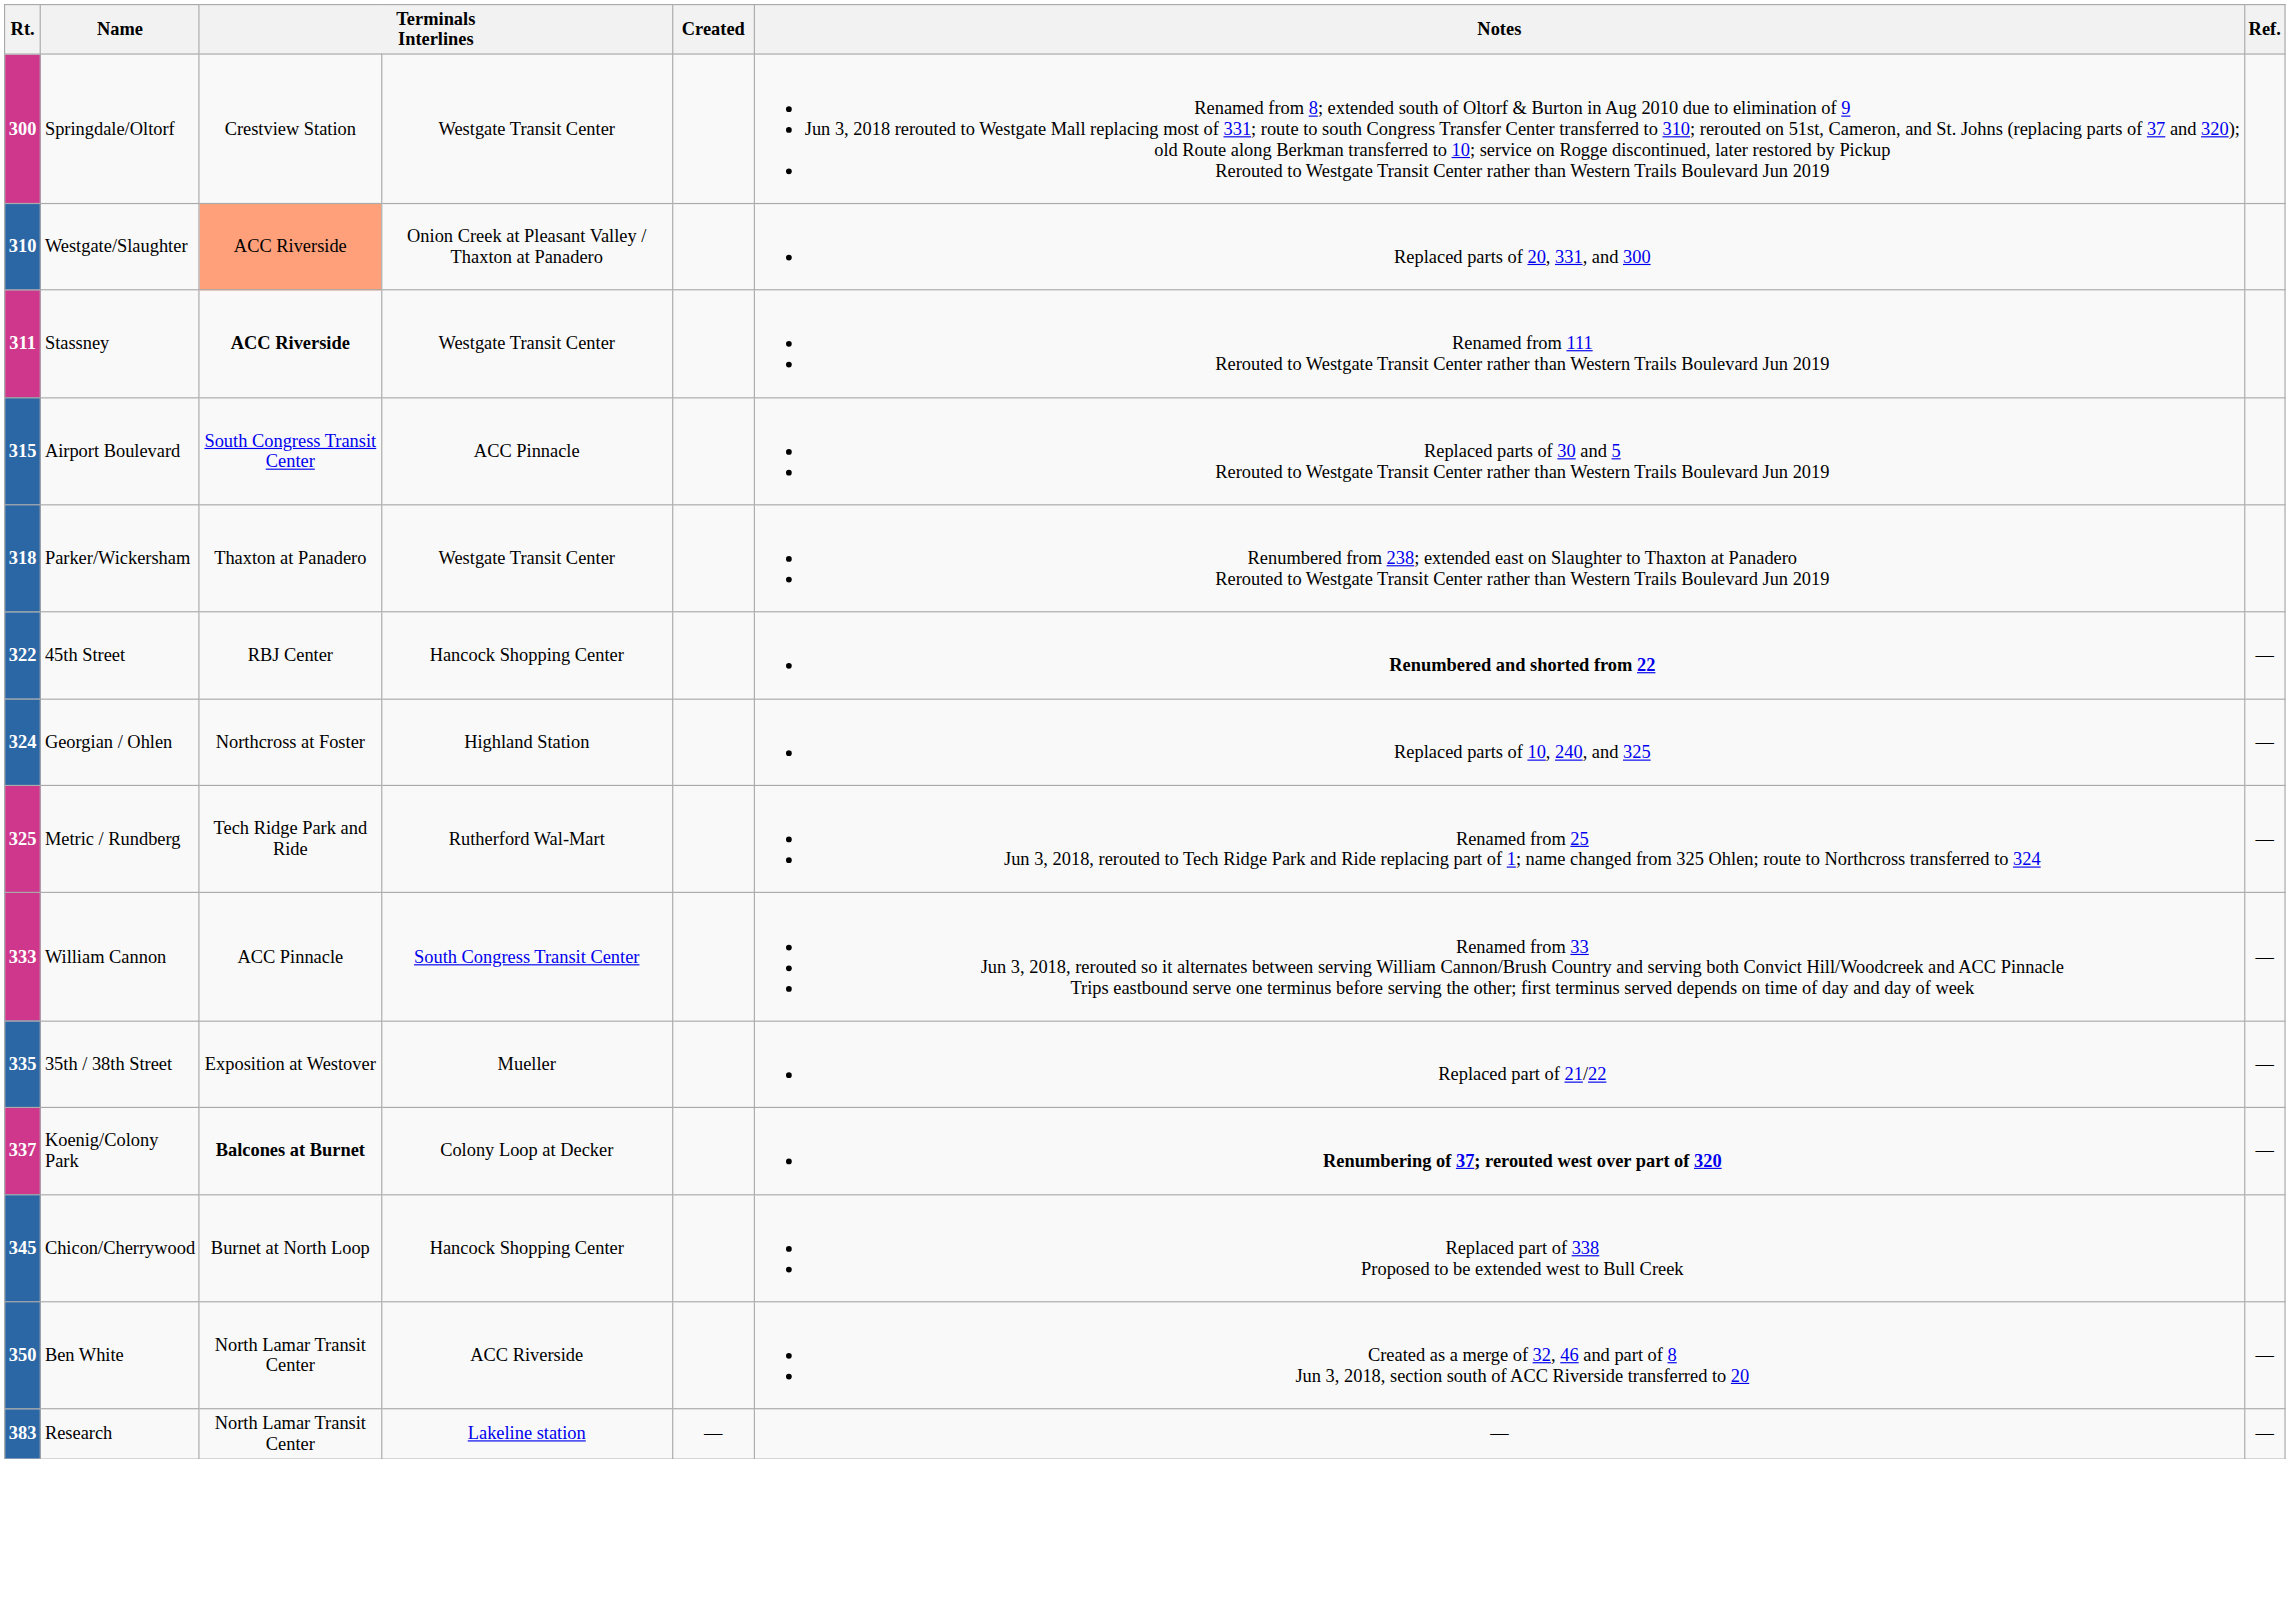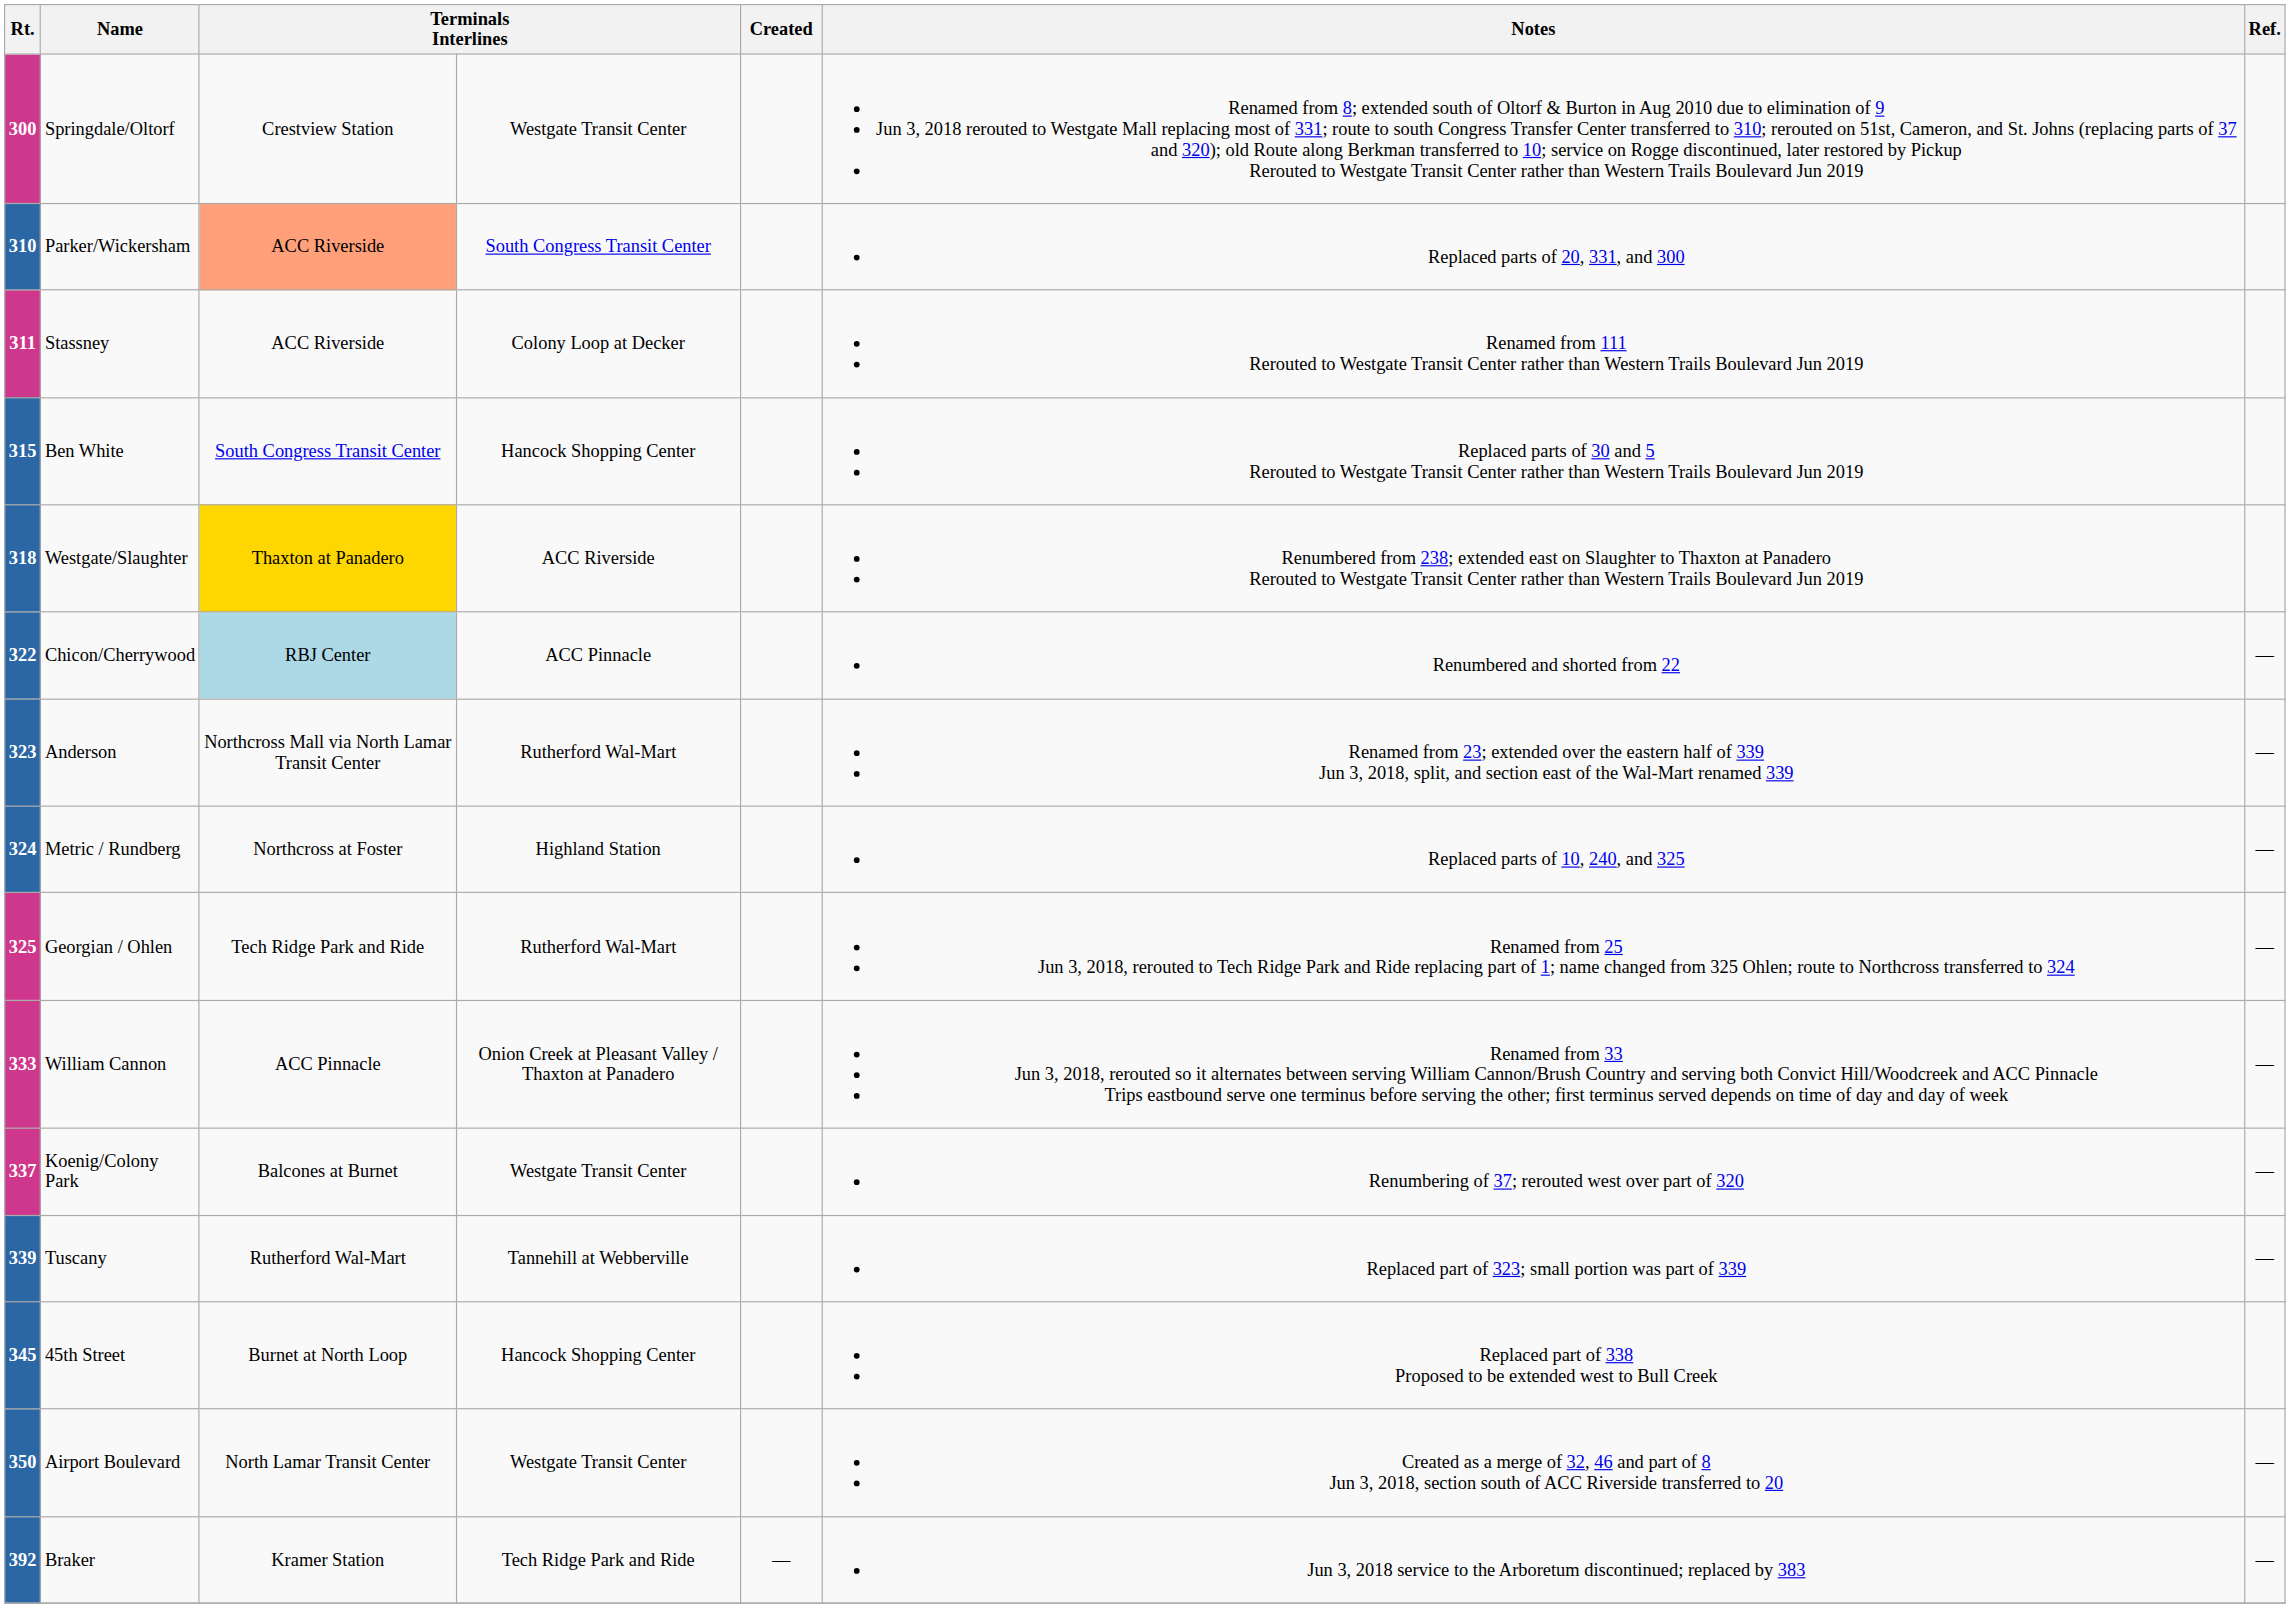(116, 246) Westgate/Slaughter -> (118, 246) Parker/Wickersham
(527, 246) Onion Creek at Pleasant Valley / Thaxton at Panadero -> (598, 246) South Congress Transit Center
(290, 343) bold -> (328, 343) normal
(527, 343) Westgate Transit Center -> (598, 343) Colony Loop at Decker
(113, 450) Airport Boulevard -> (84, 450) Ben White
(527, 450) ACC Pinnacle -> (598, 450) Hancock Shopping Center
(118, 558) Parker/Wickersham -> (116, 558) Westgate/Slaughter
(290, 558) no background -> (328, 558) gold background
(527, 558) Westgate Transit Center -> (598, 558) ACC Riverside
(85, 655) 45th Street -> (120, 655) Chicon/Cherrywood
(290, 655) no background -> (328, 655) lightblue background
(527, 655) Hancock Shopping Center -> (598, 655) ACC Pinnacle
(1499, 666) bold -> (1533, 666) normal
+ row: (23, 752)
(109, 742) Georgian / Ohlen -> (113, 849) Metric / Rundberg
(113, 839) Metric / Rundberg -> (109, 946) Georgian / Ohlen
(527, 956) South Congress Transit Center -> (598, 1064) Onion Creek at Pleasant Valley / Thaxton at Panadero
- row: (23, 1064)
(290, 1150) bold -> (328, 1171) normal
(527, 1150) Colony Loop at Decker -> (598, 1171) Westgate Transit Center
(1499, 1161) bold -> (1533, 1182) normal
+ row: (23, 1258)
(120, 1247) Chicon/Cherrywood -> (85, 1355) 45th Street
(84, 1355) Ben White -> (113, 1462) Airport Boulevard
(527, 1355) ACC Riverside -> (598, 1462) Westgate Transit Center
- row: (23, 1433)
+ row: (23, 1559)
